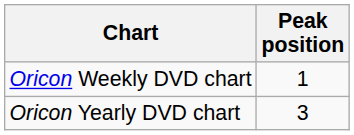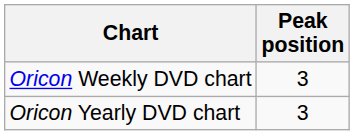(303, 79) 1 -> (303, 79) 3
